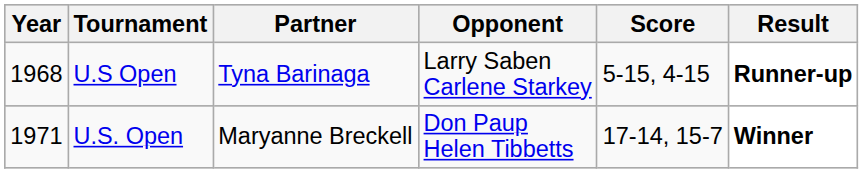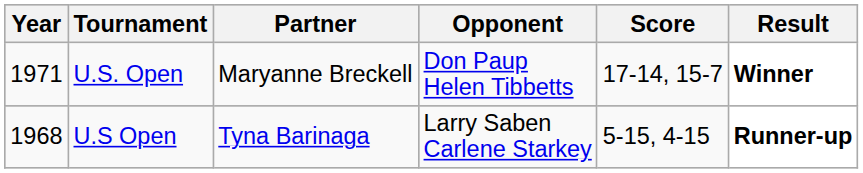rows swapped: (125, 74) <-> (128, 137)
